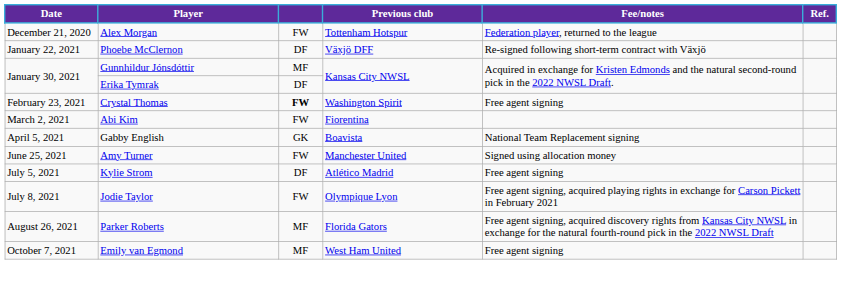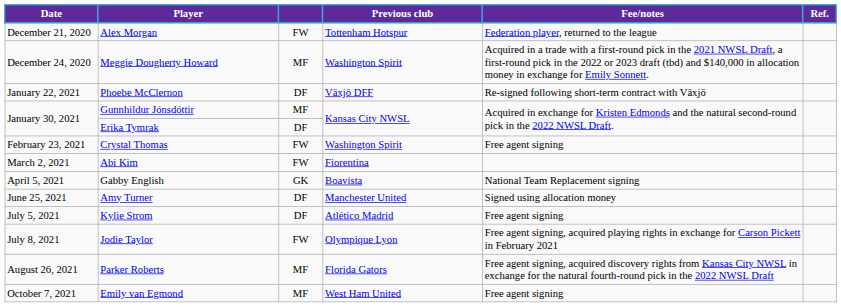+ row: (159, 62)
(301, 102) bold -> (301, 145) normal
(301, 155) FW -> (301, 197) DF
